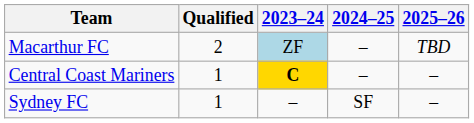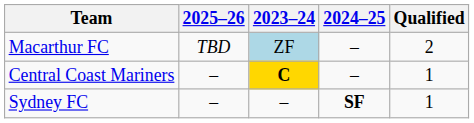columns swapped: (218, 18) <-> (434, 18)
(363, 103) normal -> (354, 103) bold
